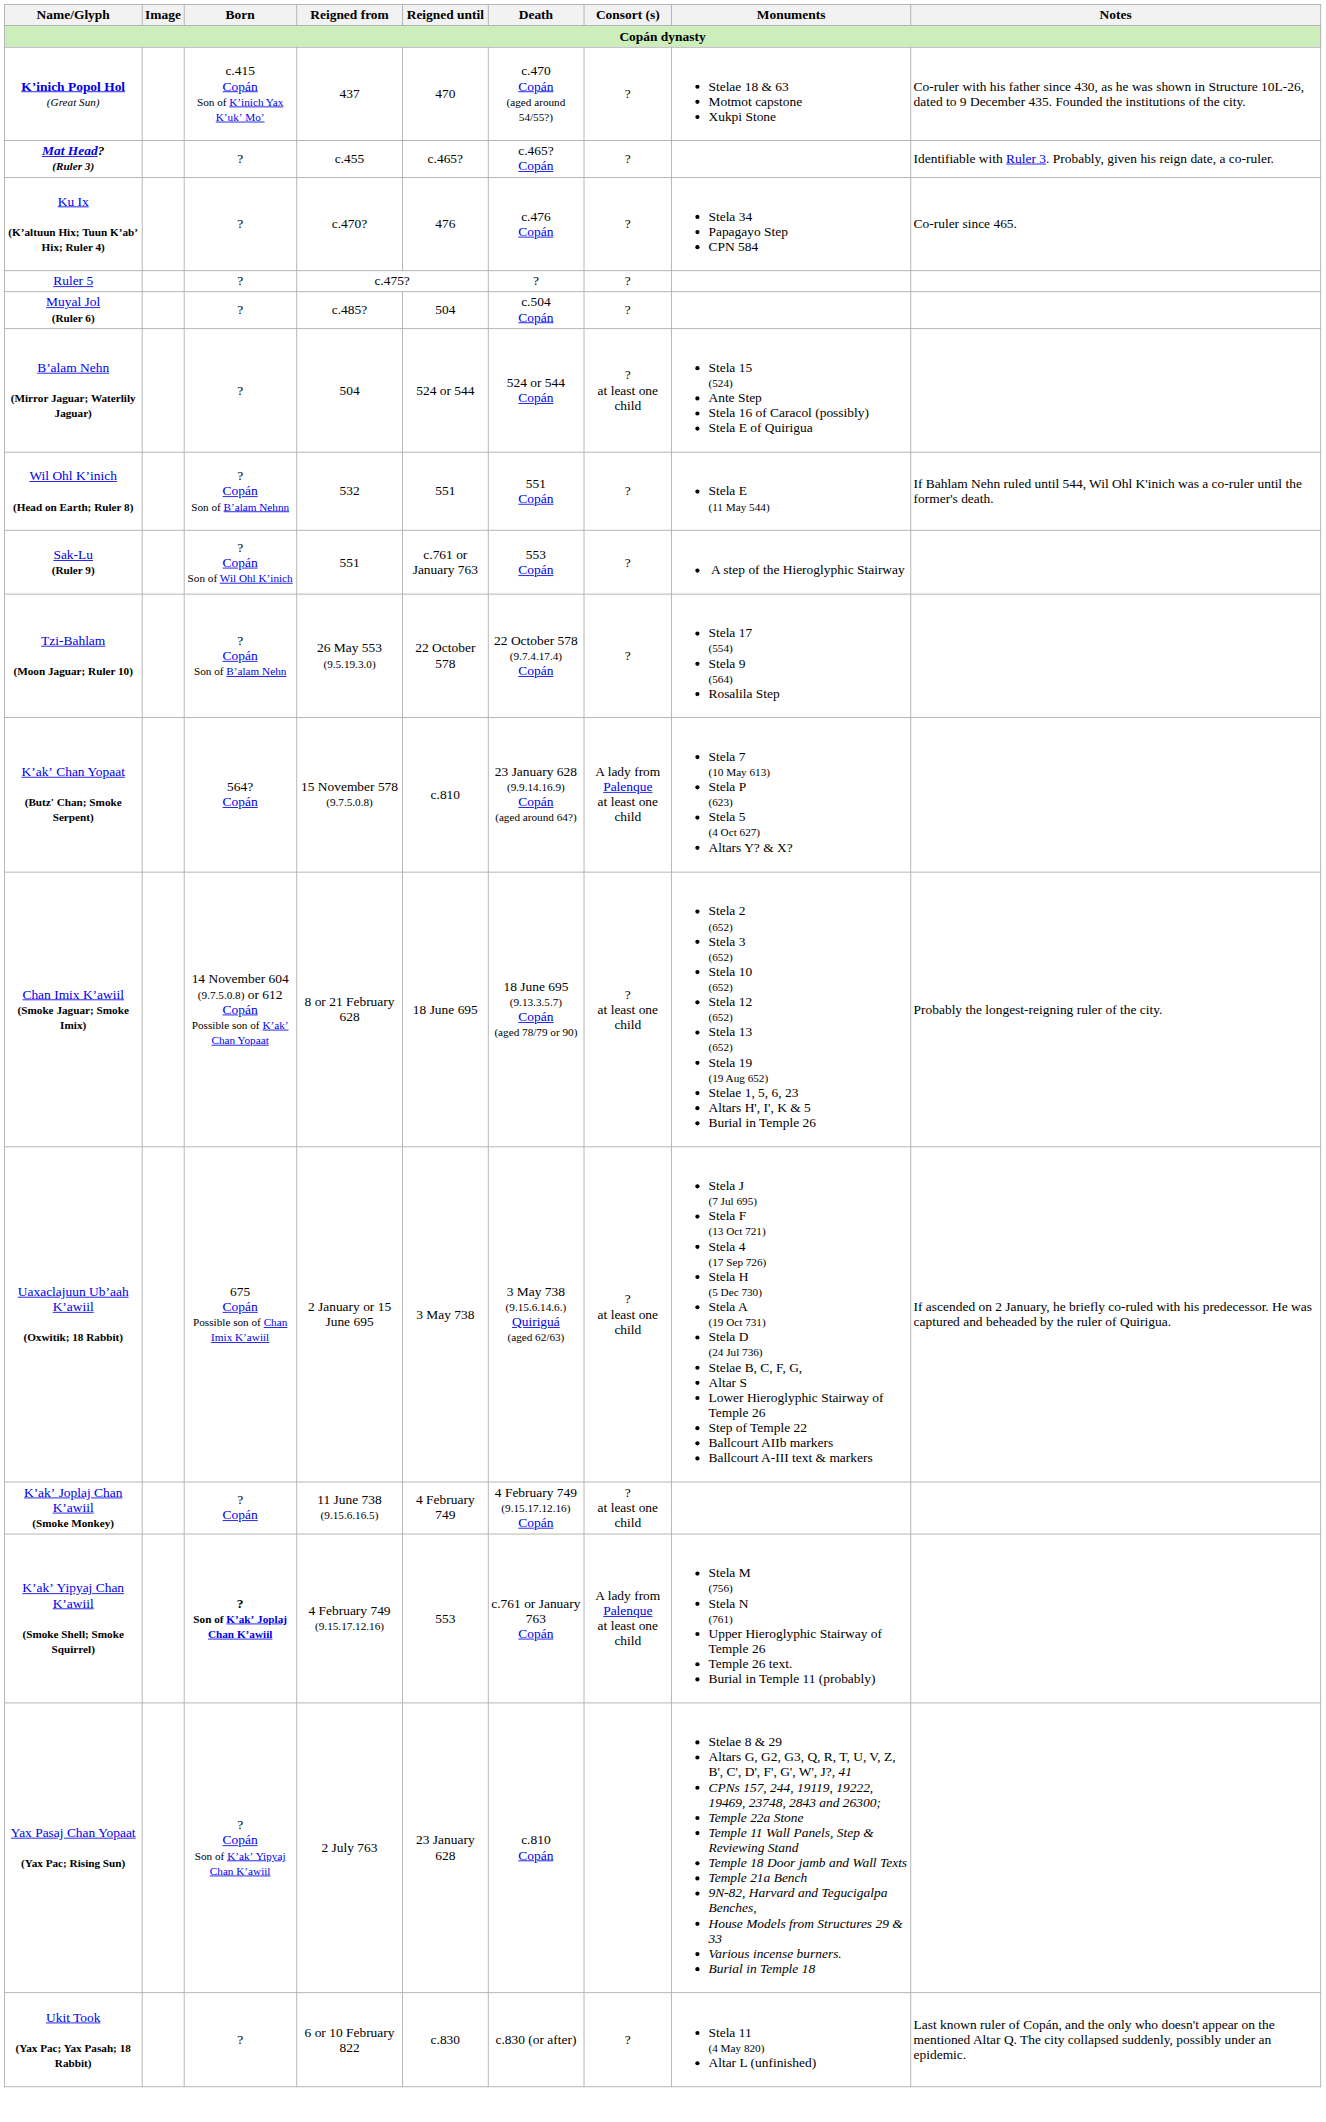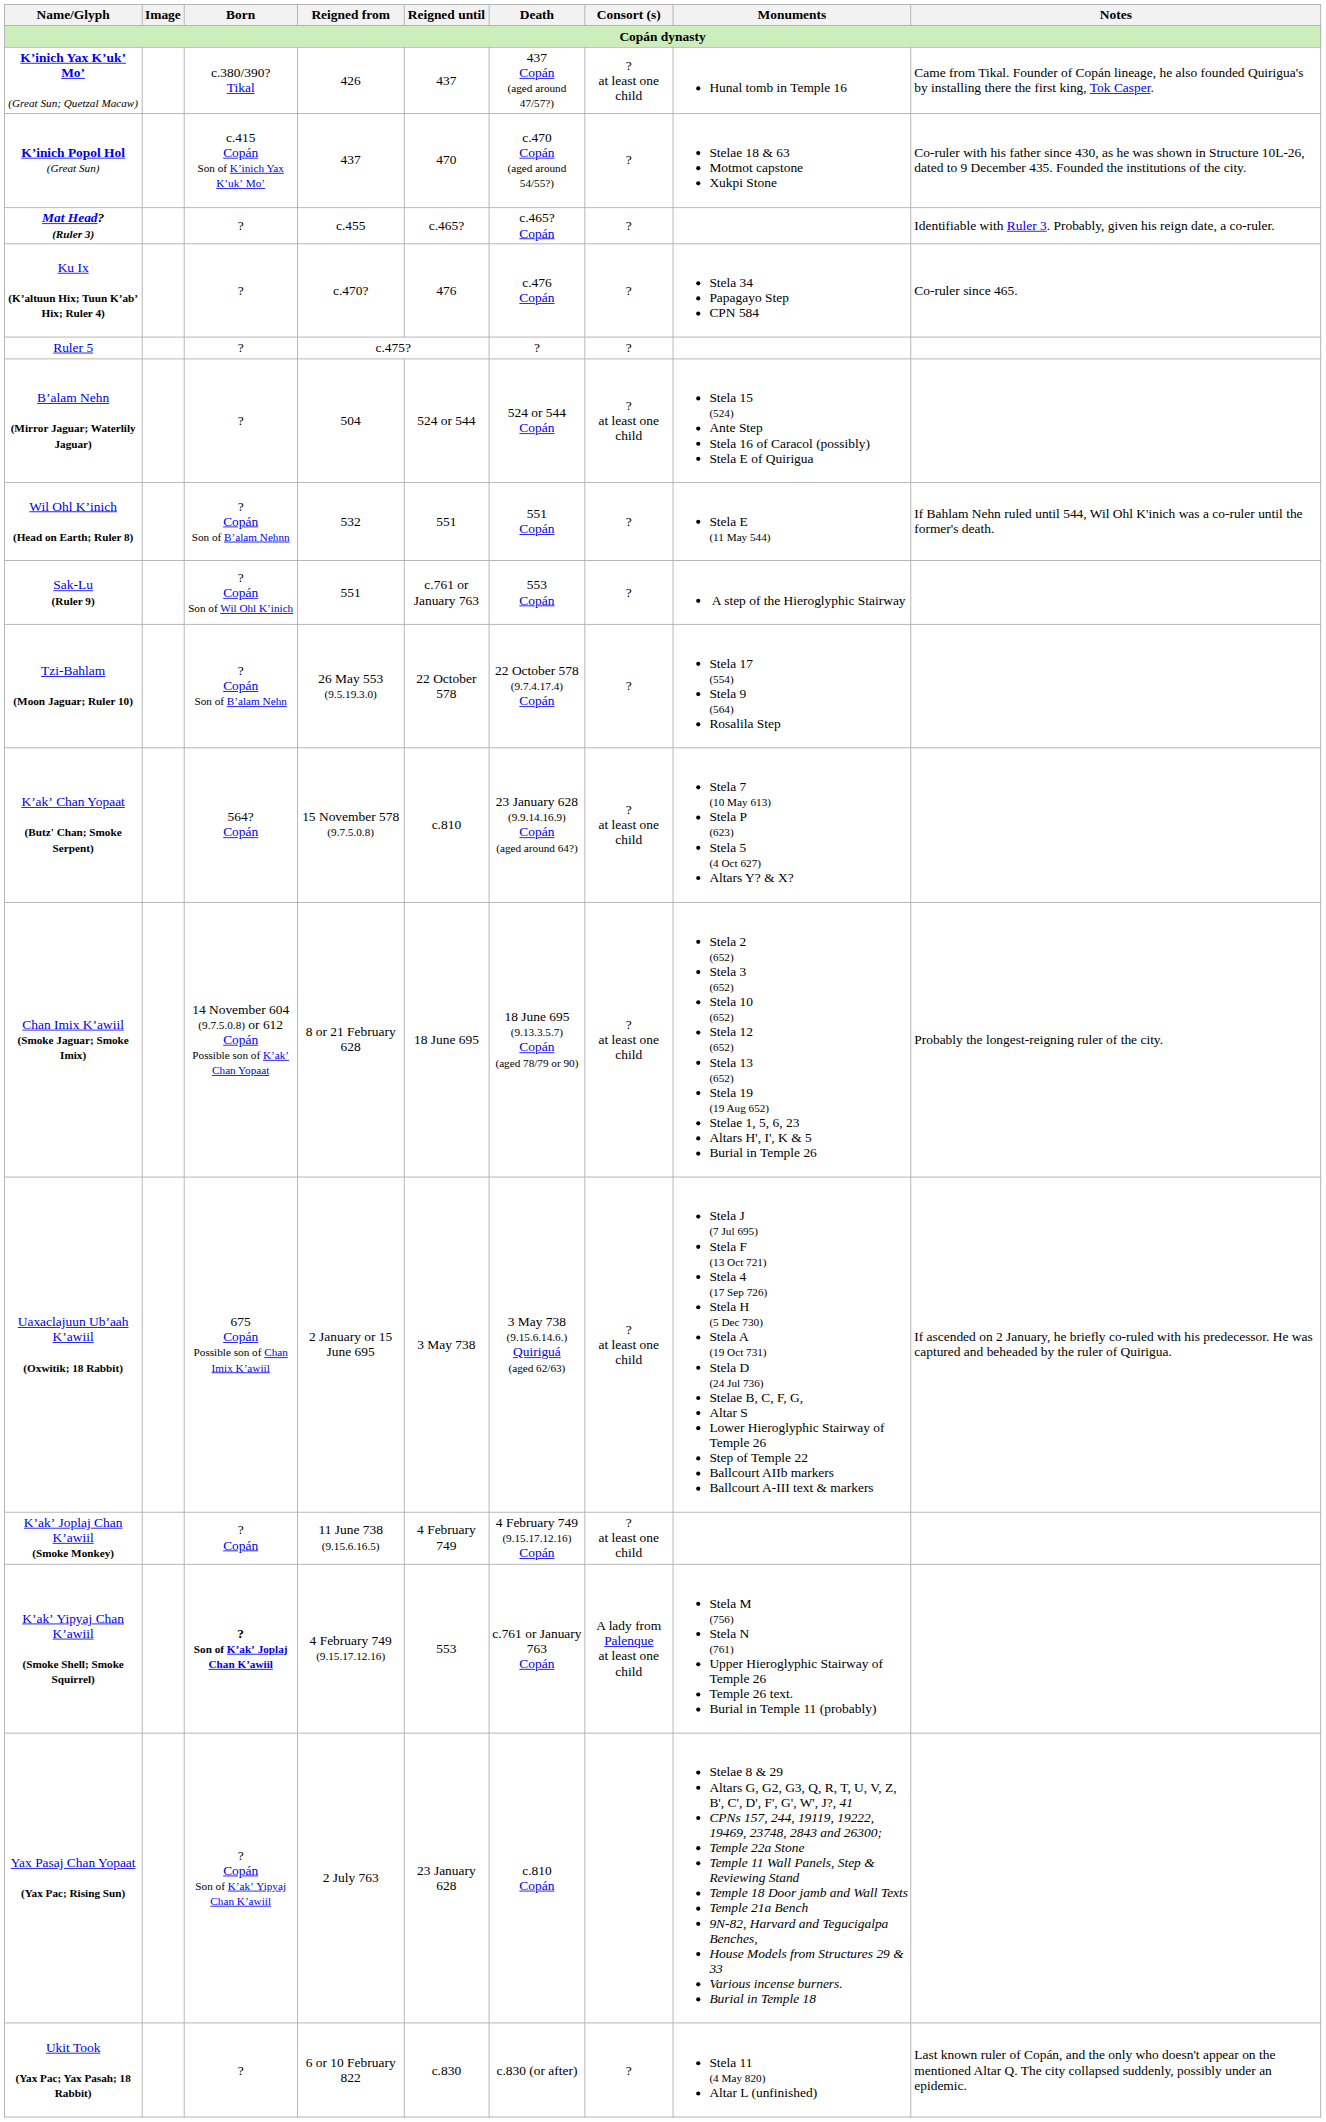+ row: (73, 80)
- row: (73, 310)
(628, 794) A lady from Palenque at least one child -> (629, 825) ? at least one child
